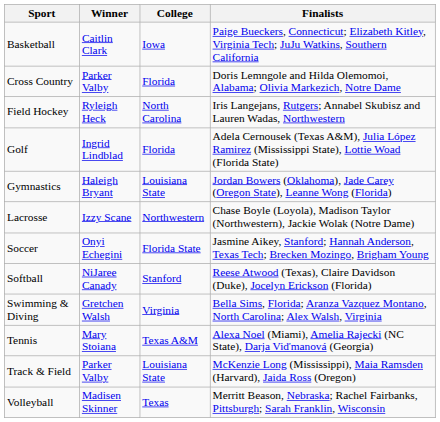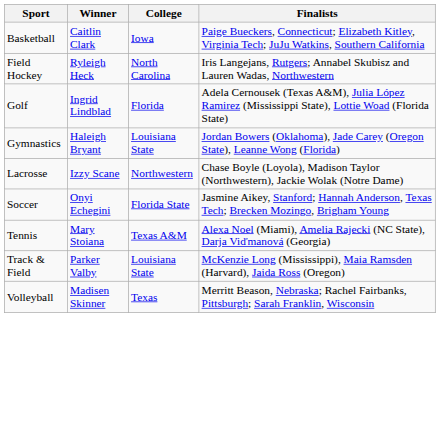- row: (40, 81)
- row: (25, 279)
- row: (38, 309)
